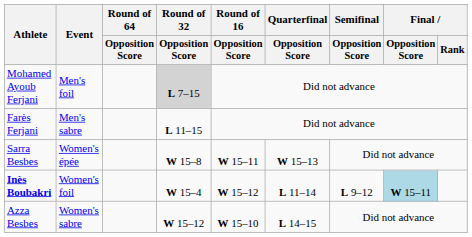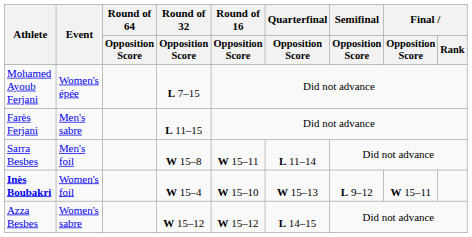(72, 87) Men's foil -> (79, 87) Women's épée
(184, 93) lightgrey background -> (184, 93) no background
(79, 155) Women's épée -> (72, 155) Men's foil
(298, 161) W 15–13 -> (298, 161) L 11–14
(238, 192) W 15–12 -> (238, 192) W 15–10
(298, 192) L 11–14 -> (298, 192) W 15–13
(411, 192) lightblue background -> (411, 192) no background
(238, 223) W 15–10 -> (238, 223) W 15–12
